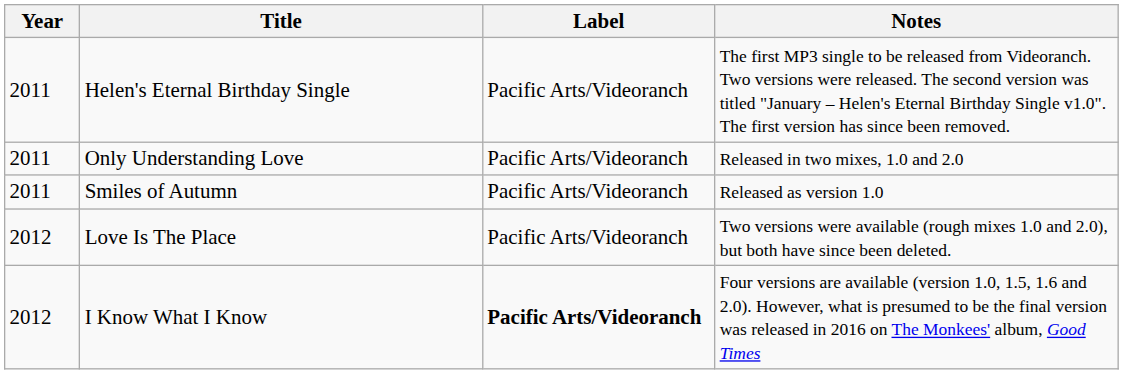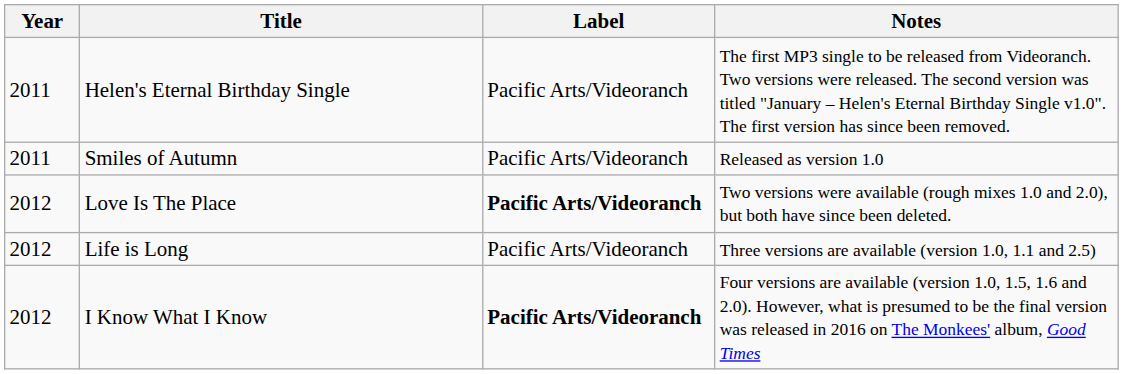- row: (194, 158)
(588, 236) normal -> (594, 203) bold
+ row: (136, 248)
